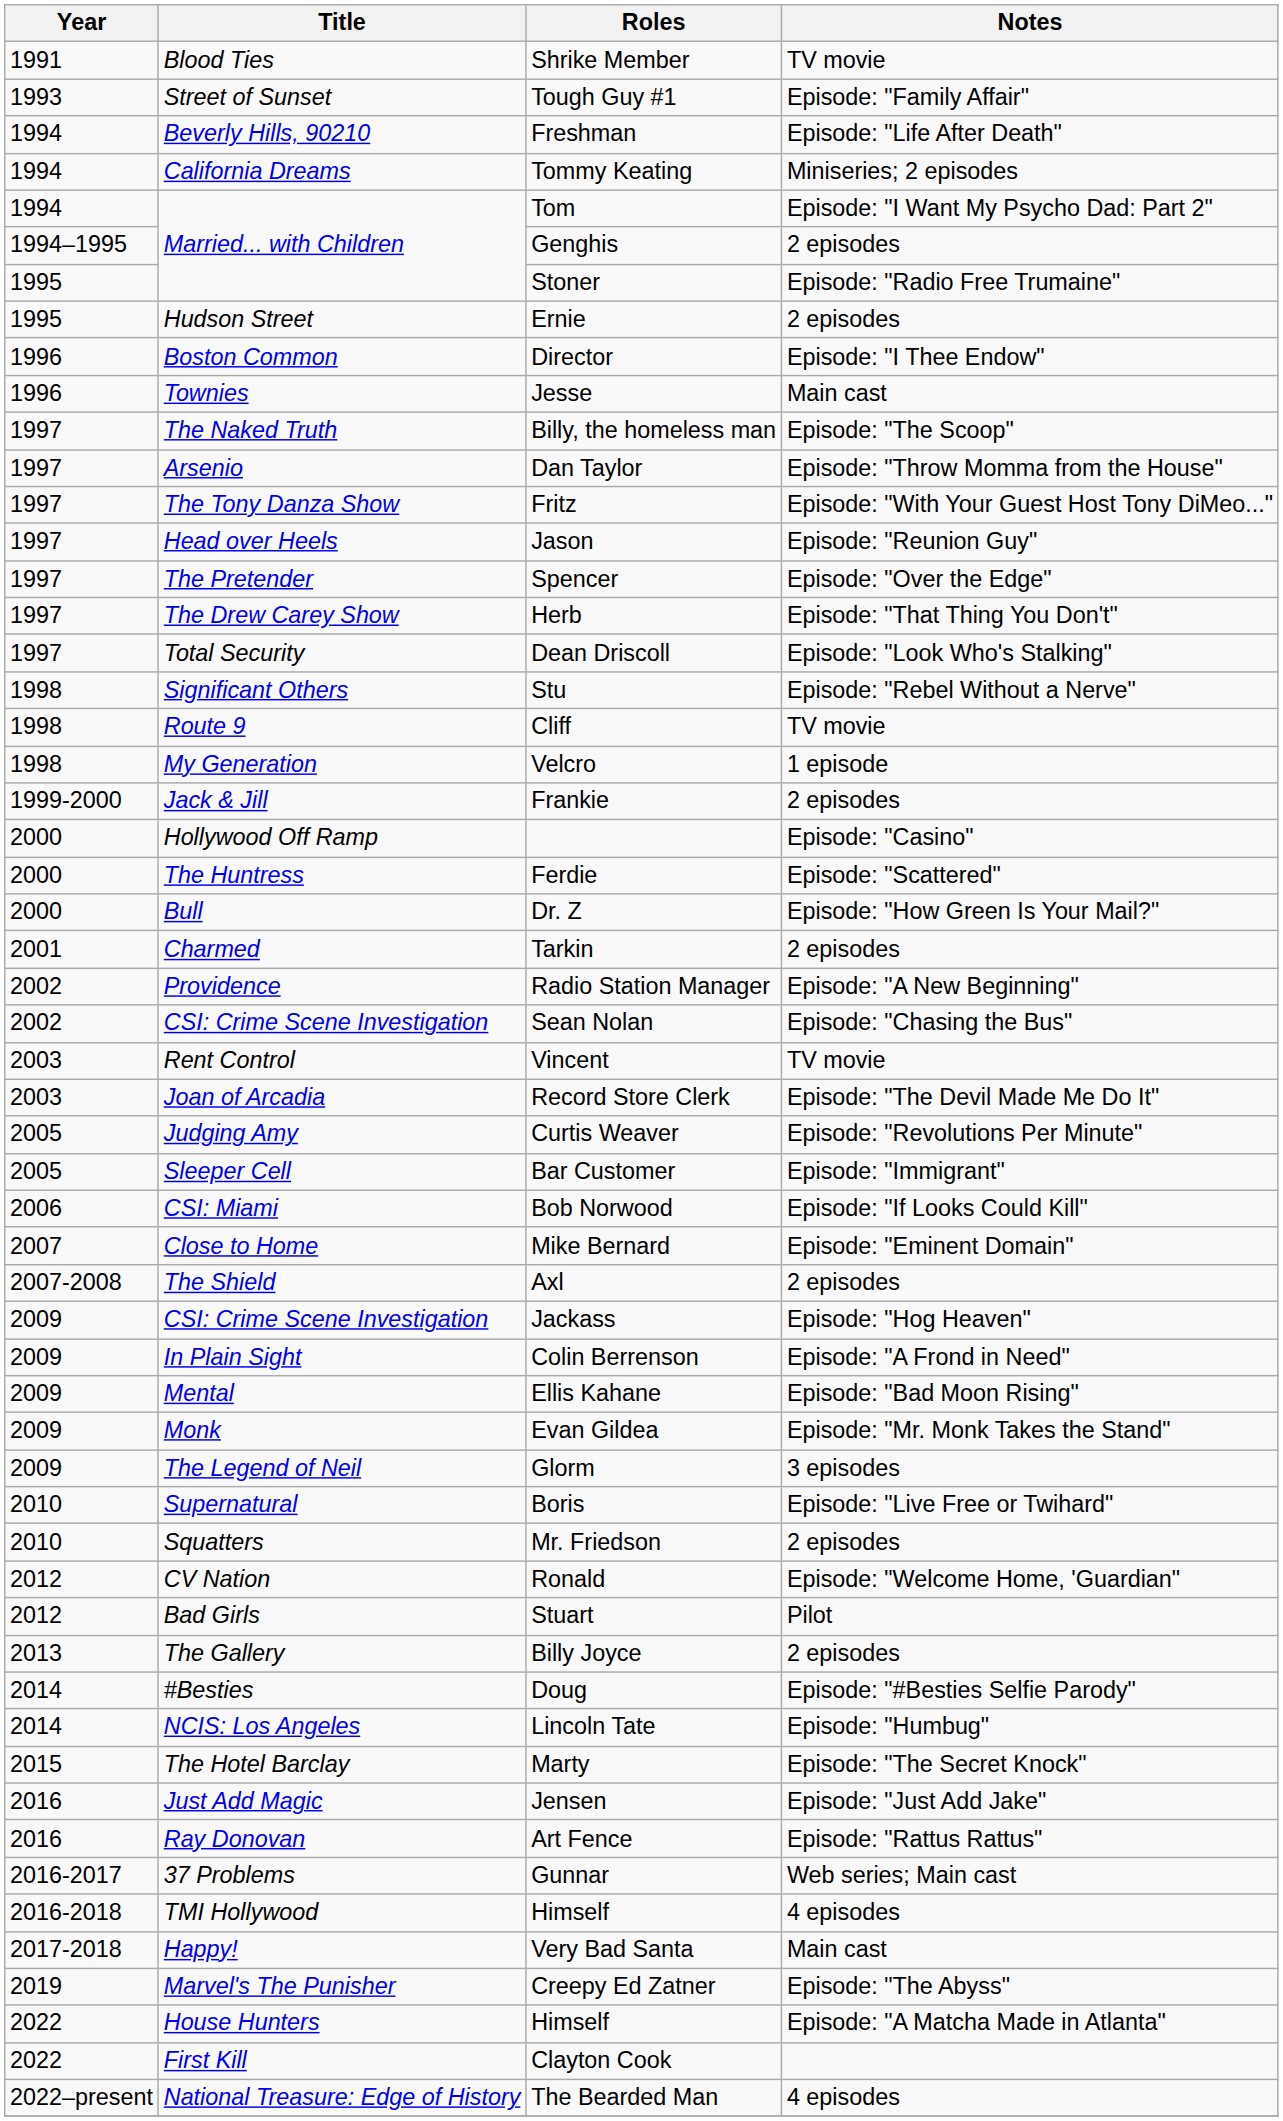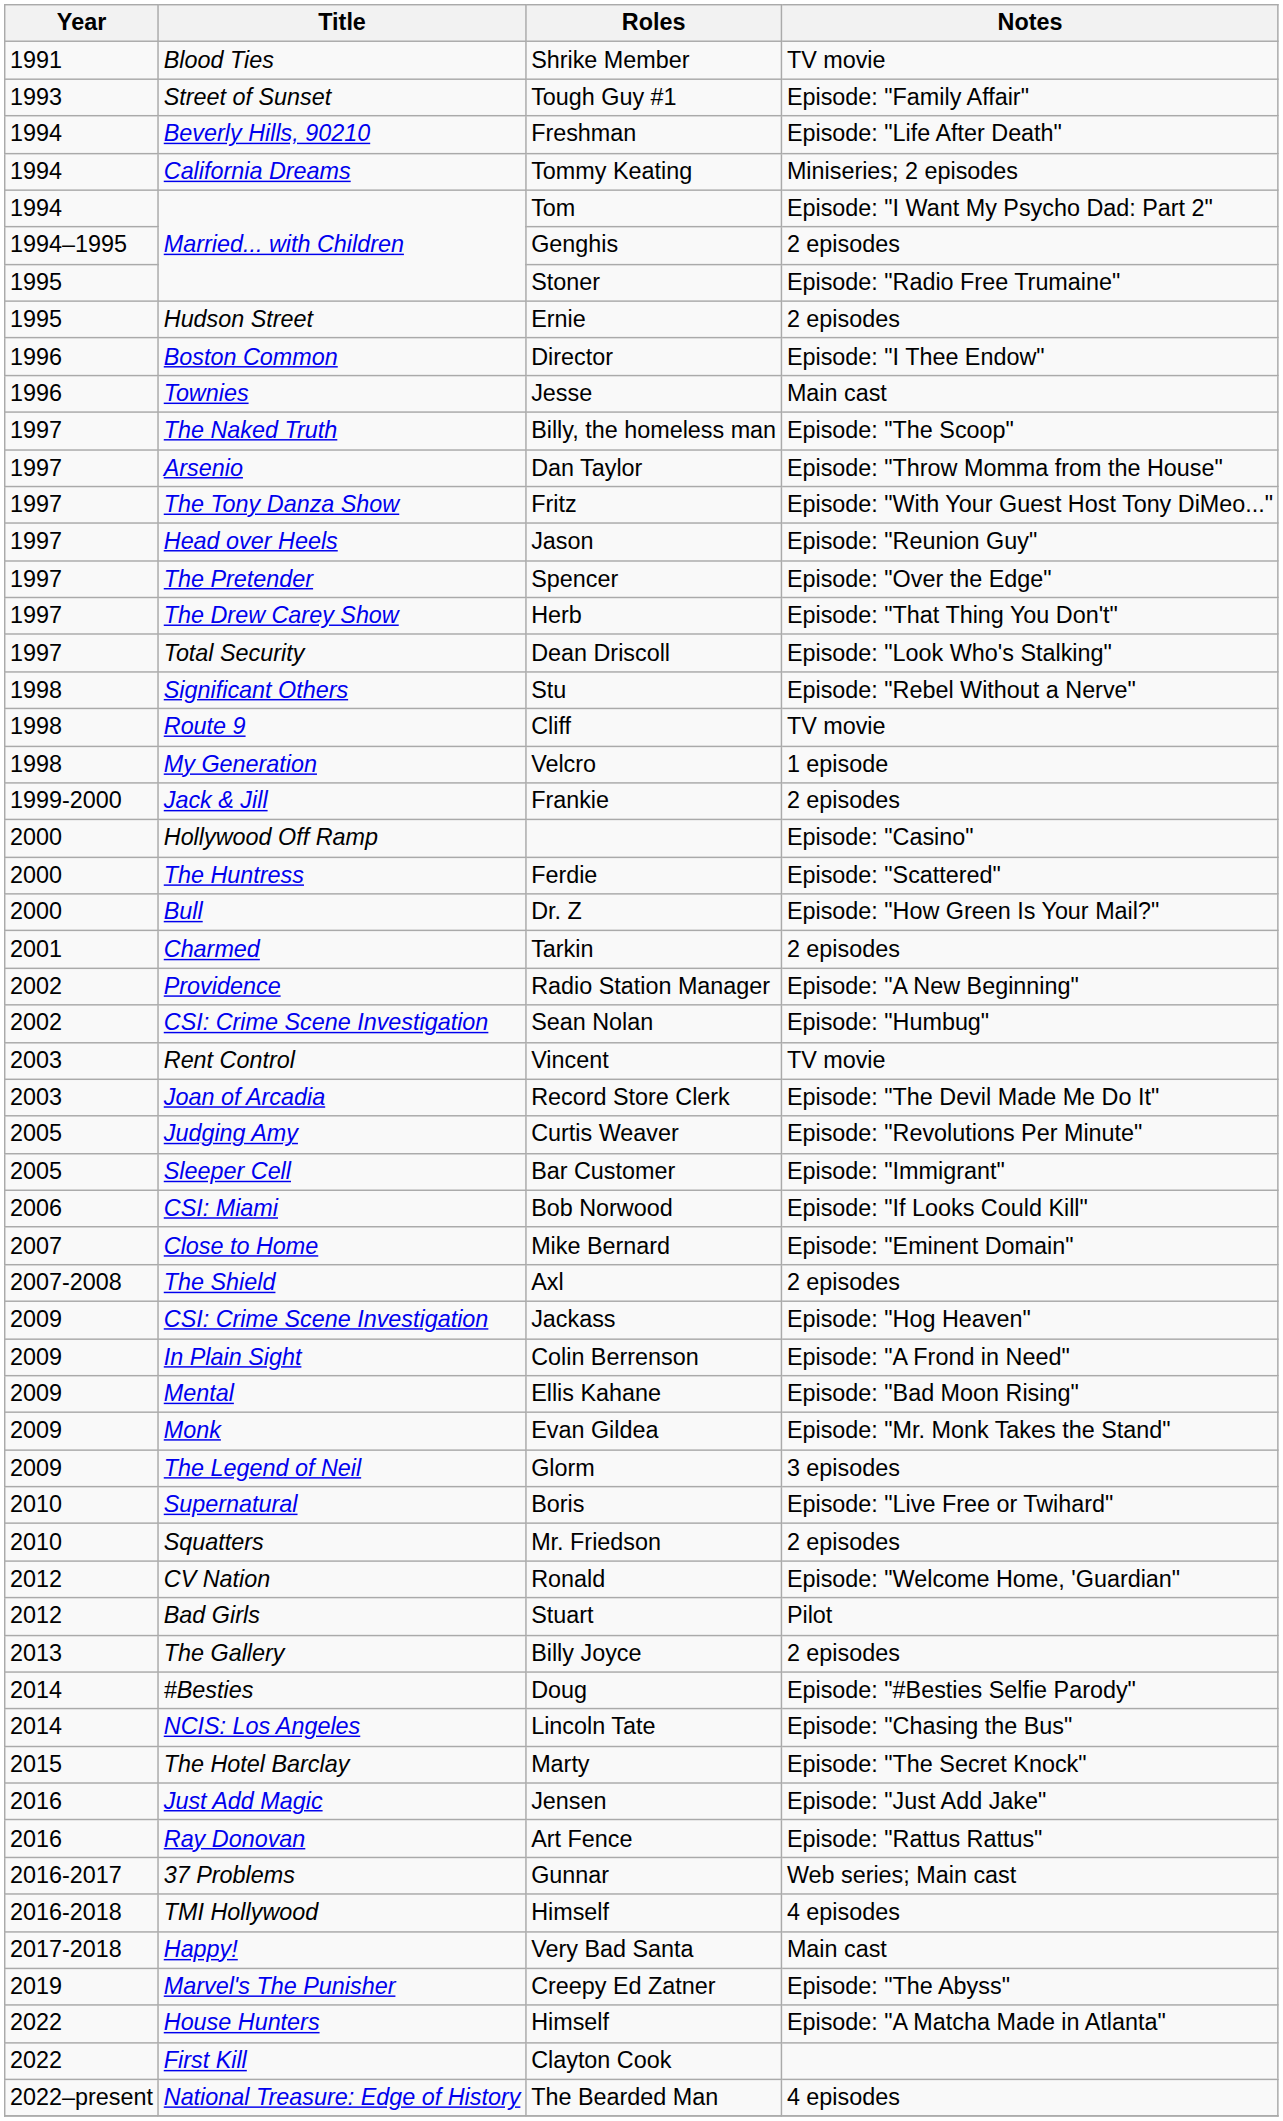(930, 1023) Episode: "Chasing the Bus" -> (888, 1023) Episode: "Humbug"
(888, 1727) Episode: "Humbug" -> (930, 1727) Episode: "Chasing the Bus"
